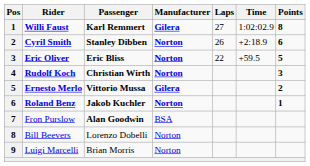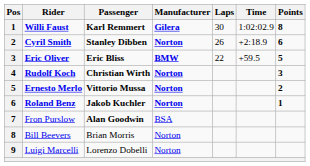(219, 27) 27 -> (219, 27) 30
(169, 58) Norton -> (166, 58) BMW
(167, 88) Gilera -> (169, 88) Norton
(117, 134) Lorenzo Dobelli -> (110, 134) Brian Morris
(110, 149) Brian Morris -> (117, 149) Lorenzo Dobelli
